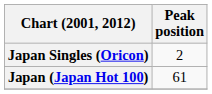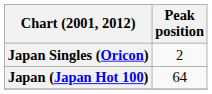(180, 77) 61 -> (180, 77) 64
